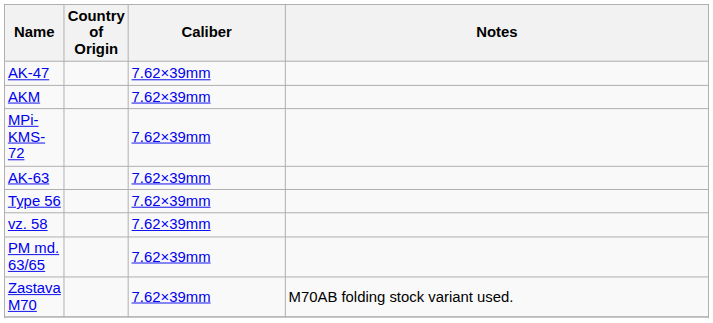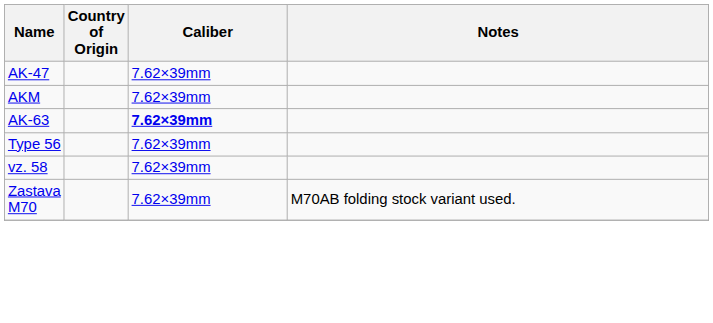- row: (26, 137)
(171, 177) normal -> (172, 120) bold
- row: (34, 256)
